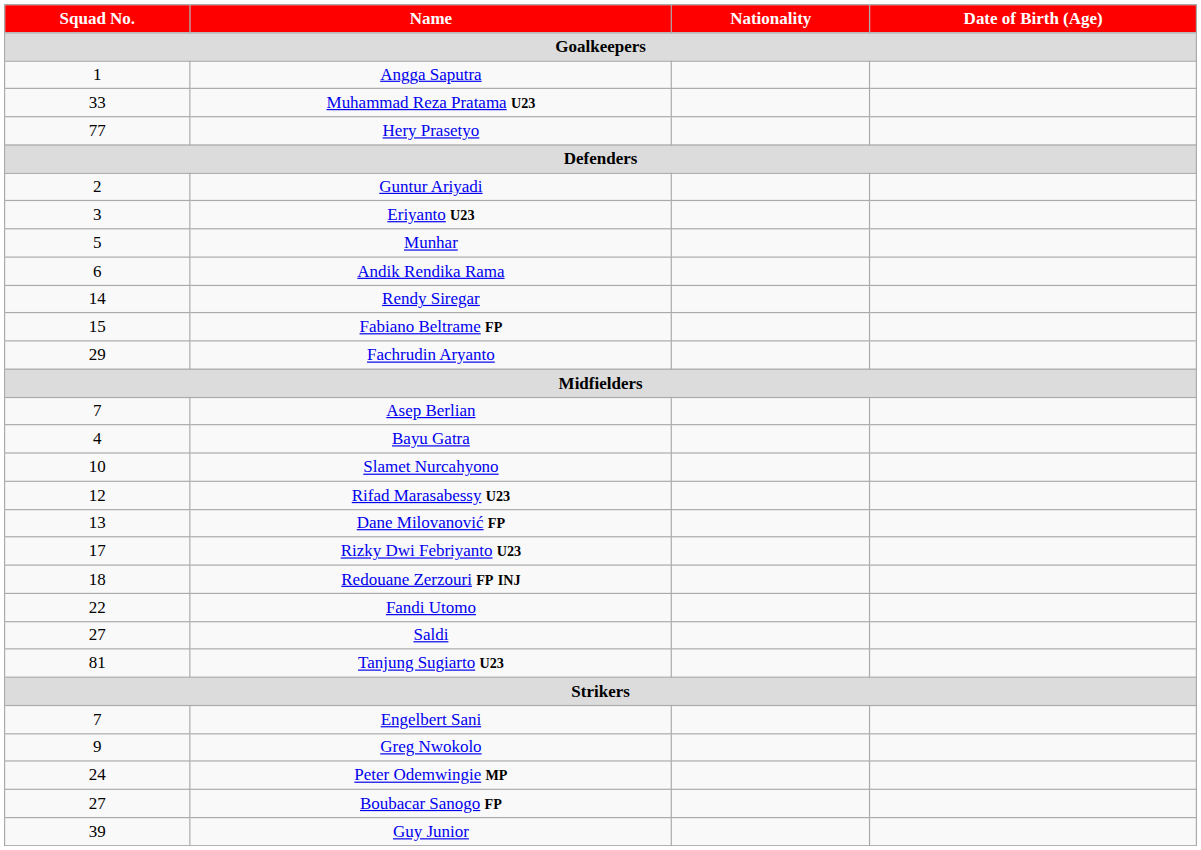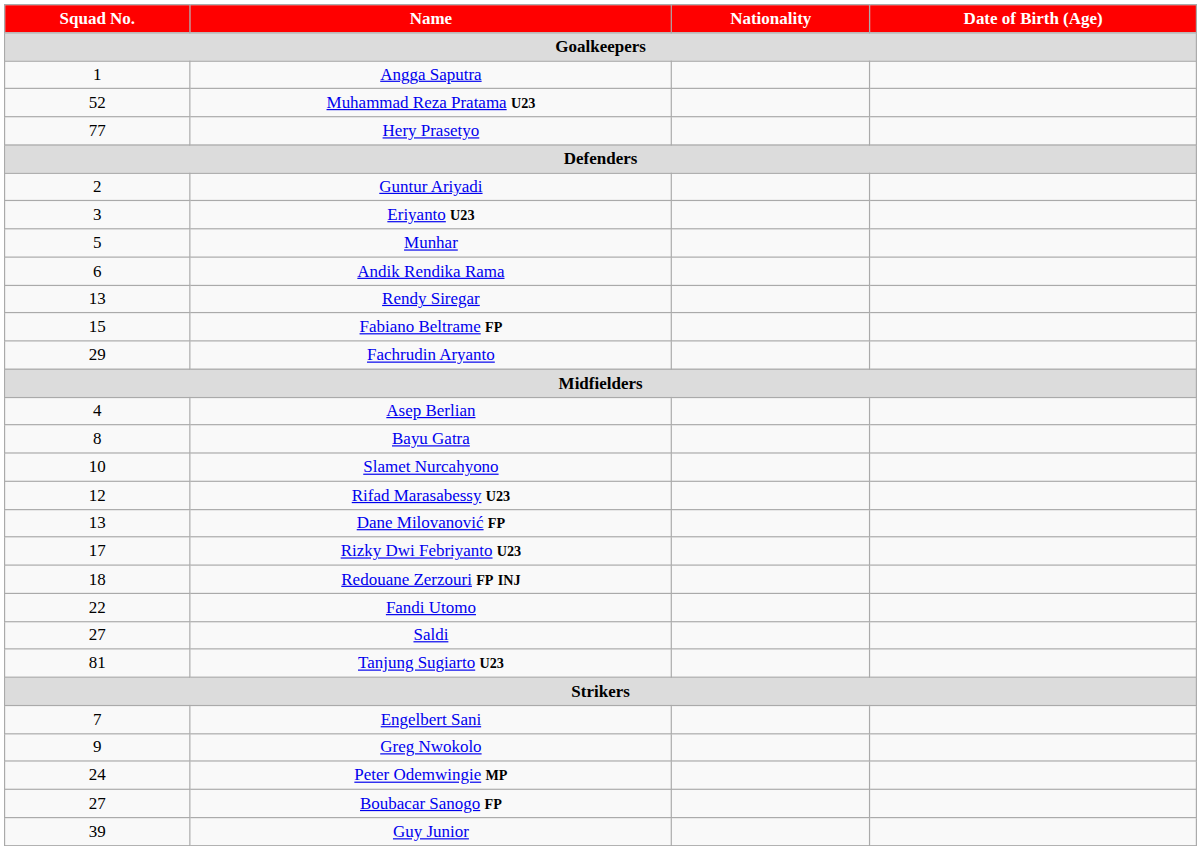(97, 102) 33 -> (97, 102) 52
(97, 299) 14 -> (97, 299) 13
(97, 411) 7 -> (97, 411) 4
(97, 439) 4 -> (97, 439) 8
